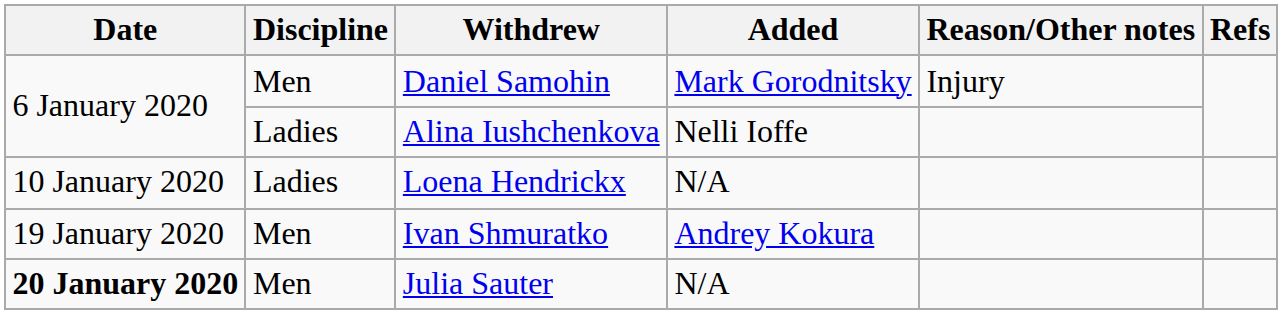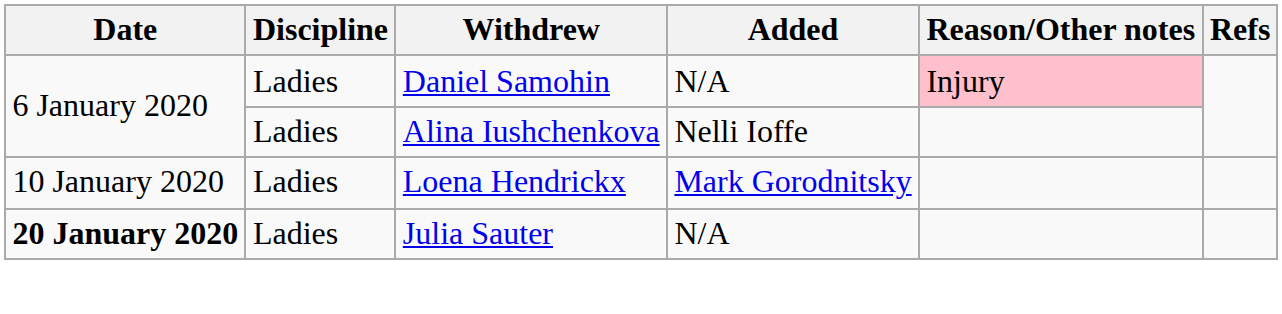(282, 80) Men -> (296, 80) Ladies
(793, 80) Mark Gorodnitsky -> (702, 80) N/A
(966, 80) no background -> (966, 80) pink background
(702, 182) N/A -> (793, 182) Mark Gorodnitsky
- row: (505, 232)
(282, 283) Men -> (296, 232) Ladies
